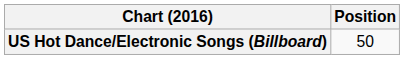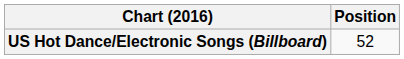(365, 41) 50 -> (365, 41) 52
